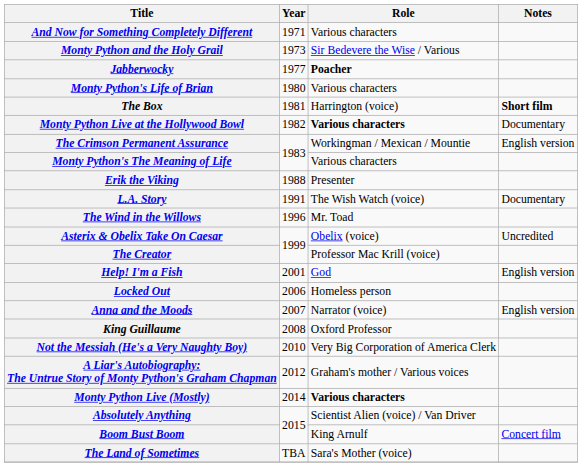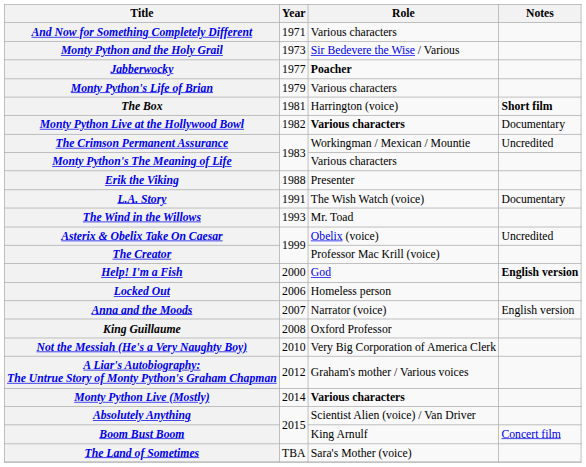(294, 87) 1980 -> (294, 87) 1979
(538, 143) English version -> (527, 143) Uncredited
(294, 217) 1996 -> (294, 217) 1993
(294, 273) 2001 -> (294, 273) 2000
(538, 273) normal -> (540, 273) bold
